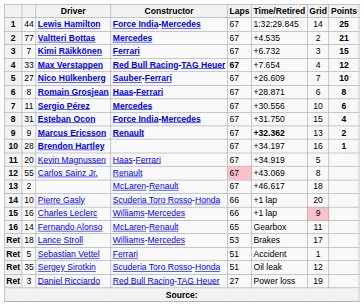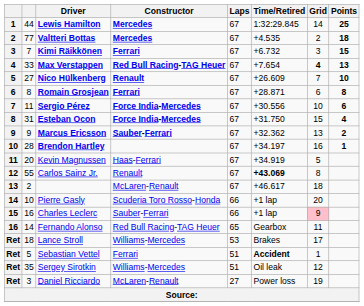(157, 24) Force India-Mercedes -> (133, 24) Mercedes
(344, 38) 21 -> (344, 38) 18
(234, 65) bold -> (234, 65) normal
(318, 65) normal -> (318, 65) bold
(344, 65) 12 -> (344, 65) 13
(142, 78) Sauber-Ferrari -> (128, 78) Renault
(138, 92) Haas-Ferrari -> (126, 92) Ferrari
(133, 105) Mercedes -> (157, 105) Force India-Mercedes
(128, 132) Renault -> (142, 132) Sauber-Ferrari
(269, 132) bold -> (269, 132) normal
(234, 173) pink background -> (234, 173) no background
(269, 173) normal -> (269, 173) bold
(149, 213) Williams-Mercedes -> (141, 213) Sauber-Ferrari
(146, 227) McLaren-Renault -> (166, 227) Red Bull Racing-TAG Heuer
(270, 254) normal -> (272, 254) bold
(166, 267) Scuderia Toro Rosso-Honda -> (149, 267) Williams-Mercedes
(166, 281) Red Bull Racing-TAG Heuer -> (146, 281) McLaren-Renault
